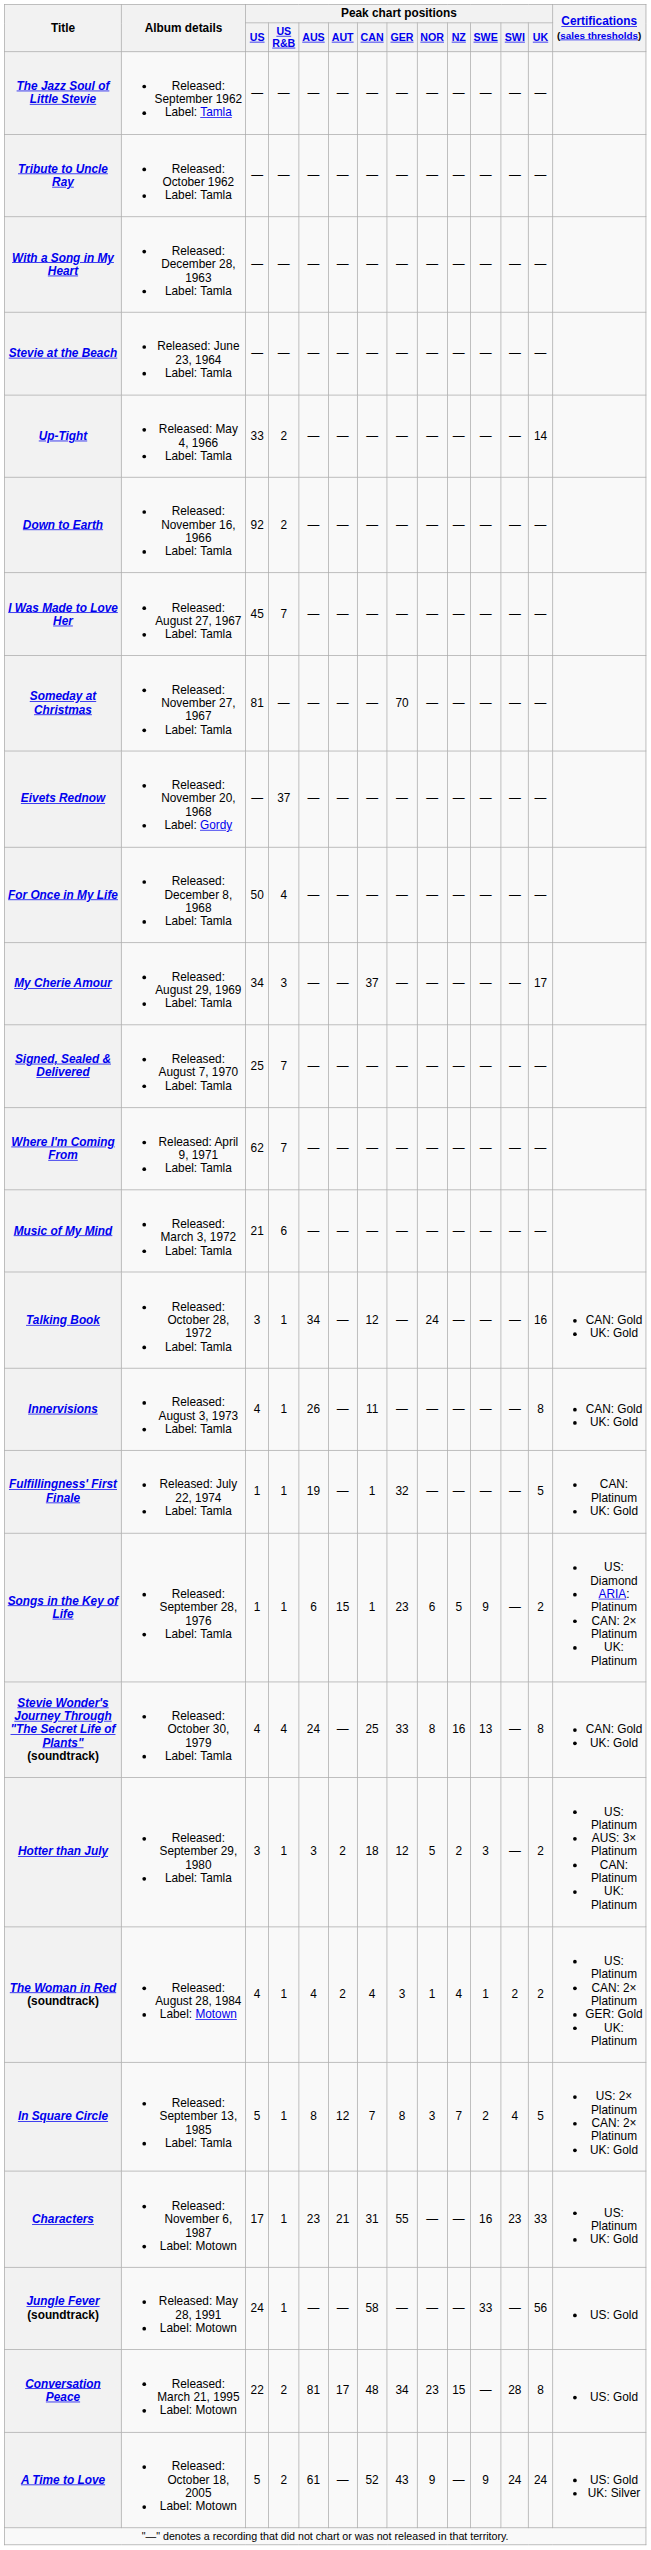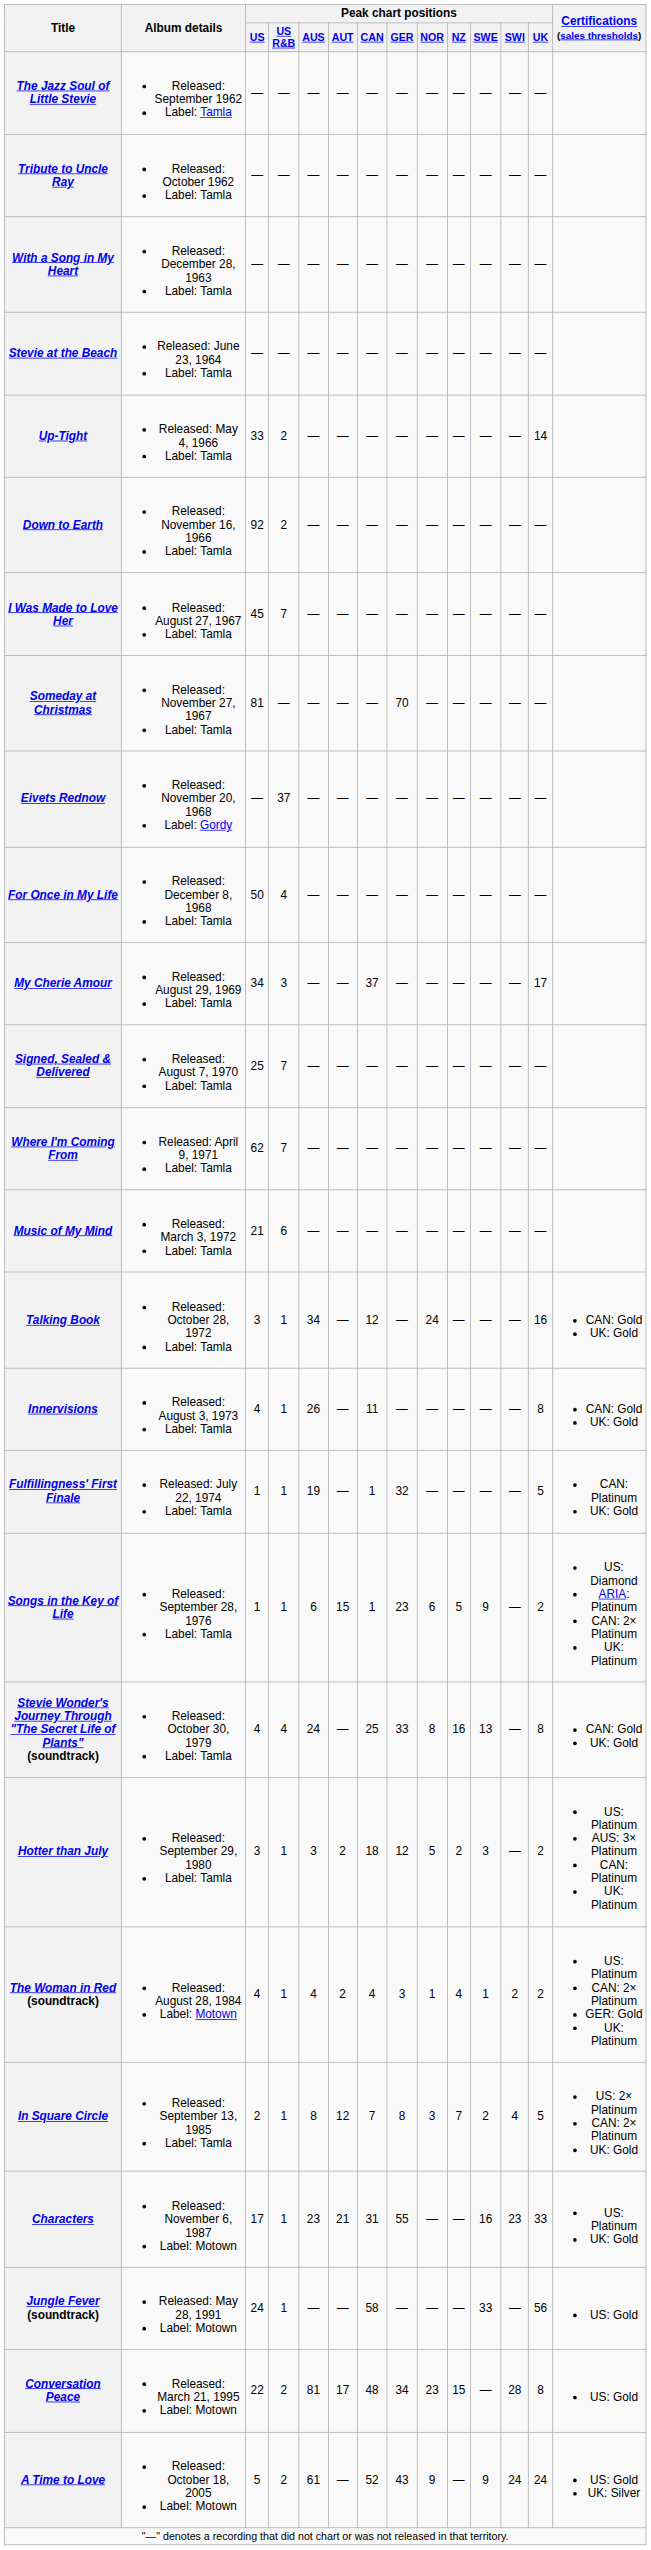(257, 2116) 5 -> (257, 2116) 2
